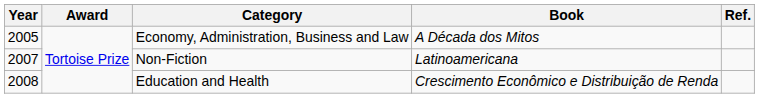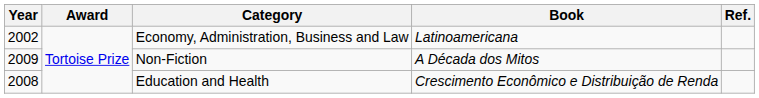(23, 37) 2005 -> (23, 37) 2002
(477, 37) A Década dos Mitos -> (467, 37) Latinoamericana
(23, 59) 2007 -> (23, 59) 2009
(467, 59) Latinoamericana -> (477, 59) A Década dos Mitos
